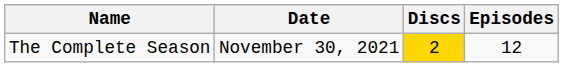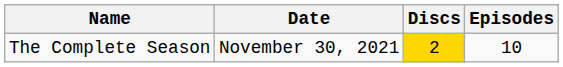(512, 48) 12 -> (512, 48) 10
